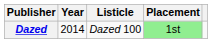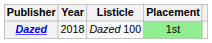(73, 30) 2014 -> (73, 30) 2018
